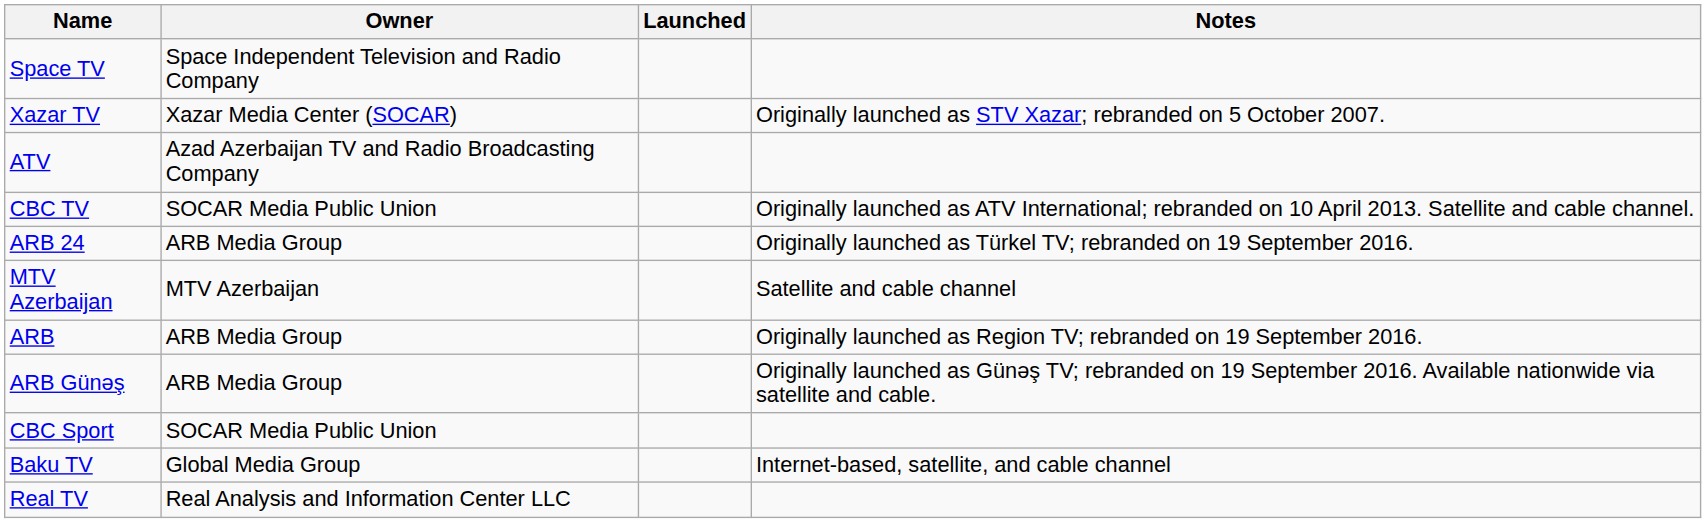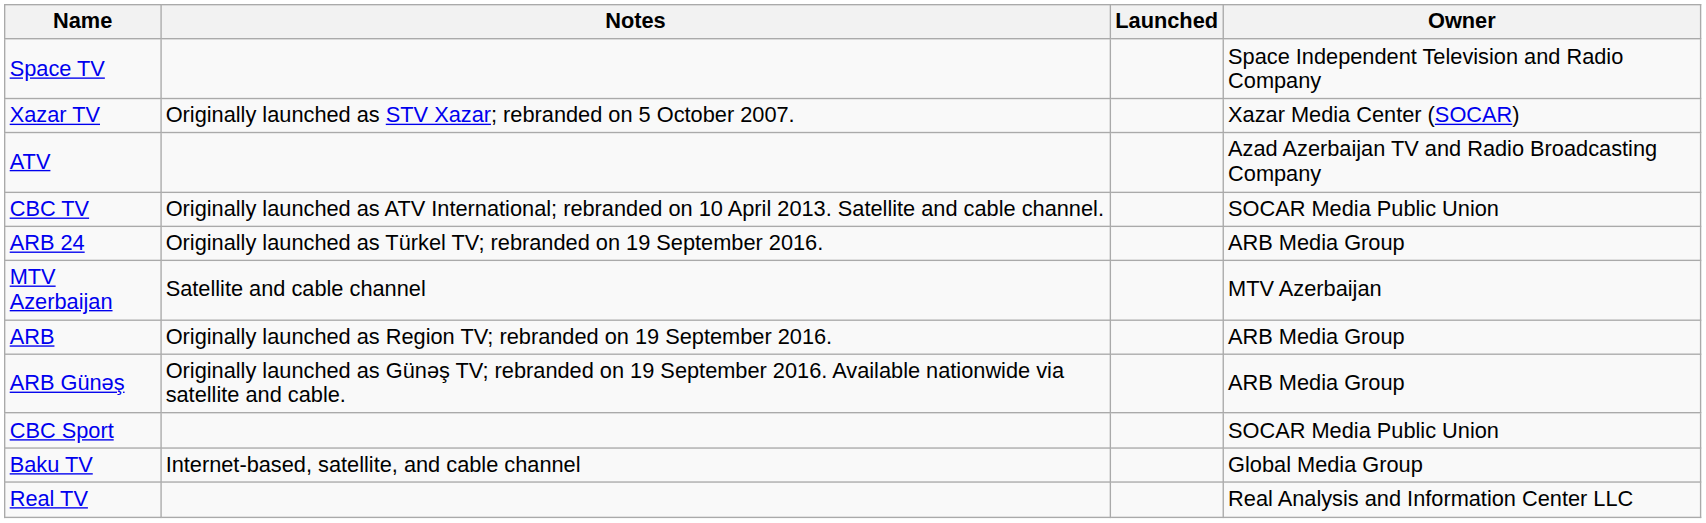columns swapped: (399, 21) <-> (1226, 21)
